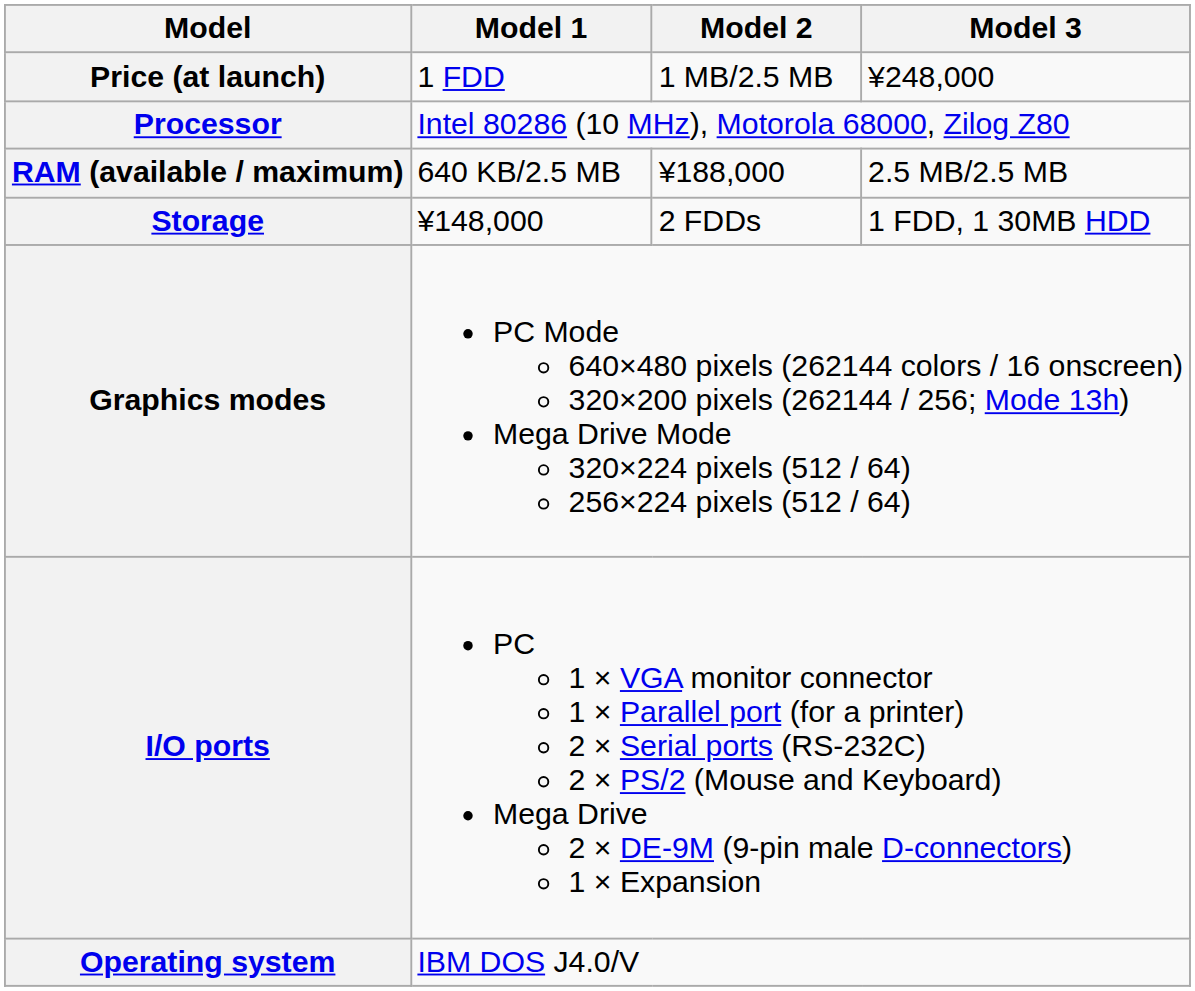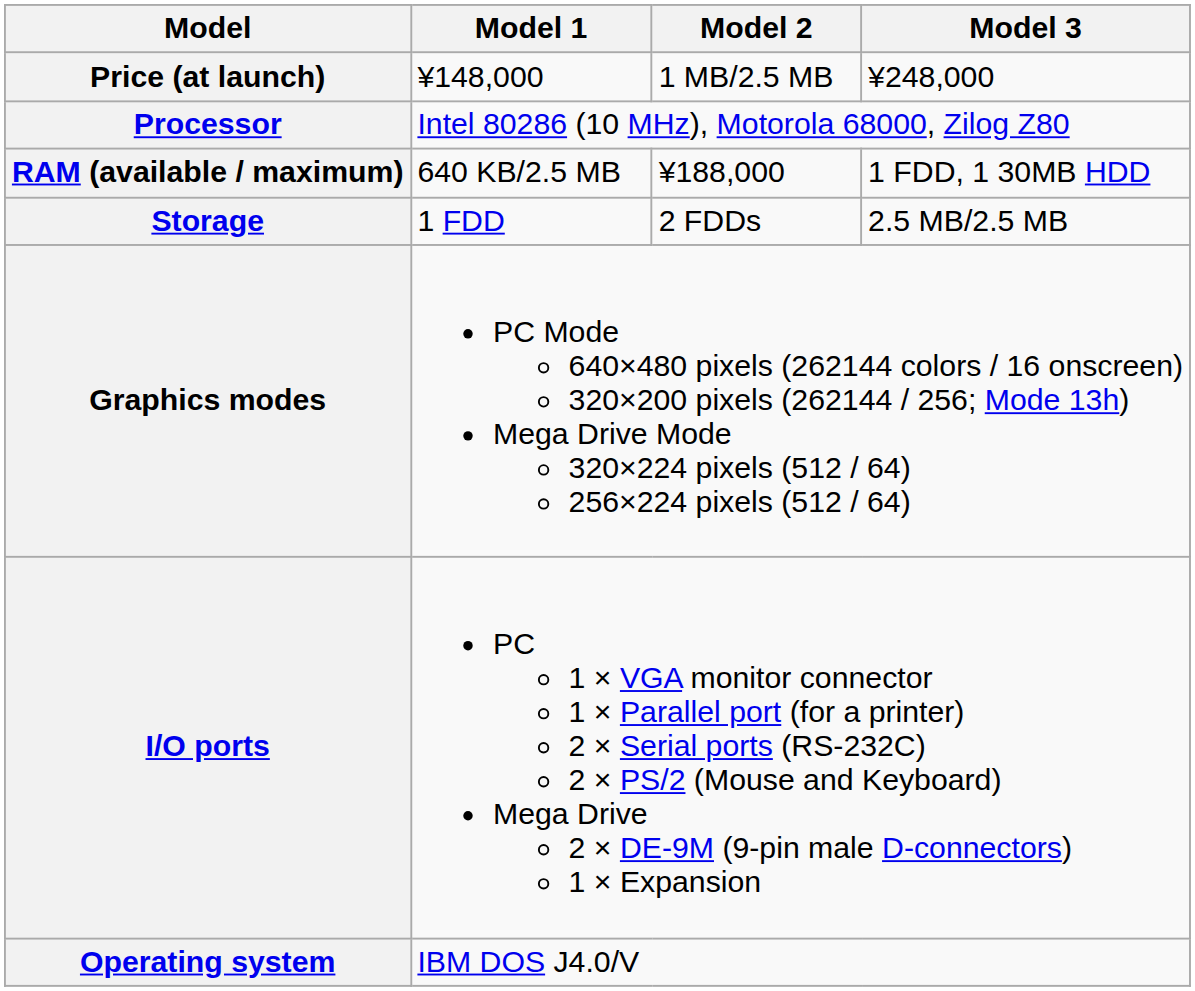(461, 76) 1 FDD -> (480, 76) ¥148,000
(968, 172) 2.5 MB/2.5 MB -> (1009, 172) 1 FDD, 1 30MB HDD
(480, 220) ¥148,000 -> (461, 220) 1 FDD
(1009, 220) 1 FDD, 1 30MB HDD -> (968, 220) 2.5 MB/2.5 MB
